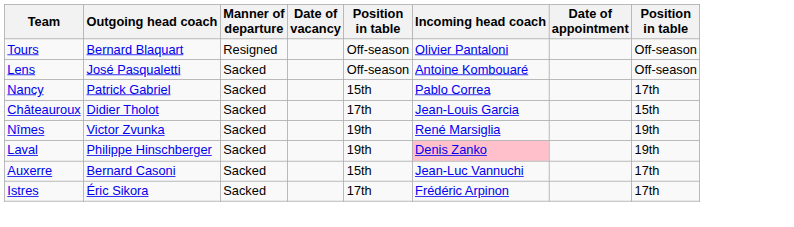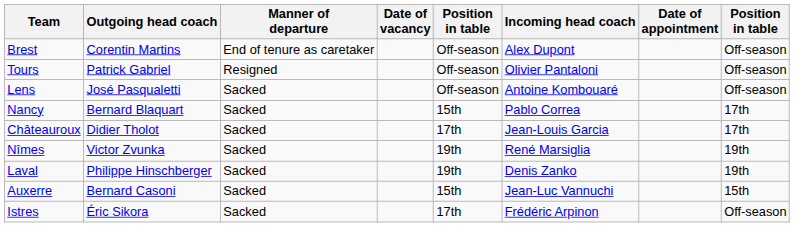+ row: (22, 49)
(135, 49) Bernard Blaquart -> (129, 69) Patrick Gabriel
(129, 89) Patrick Gabriel -> (135, 110) Bernard Blaquart
(647, 110) 15th -> (737, 130) 17th
(451, 150) pink background -> (541, 171) no background
(647, 171) 17th -> (737, 191) 15th
(647, 191) 17th -> (755, 211) Off-season
